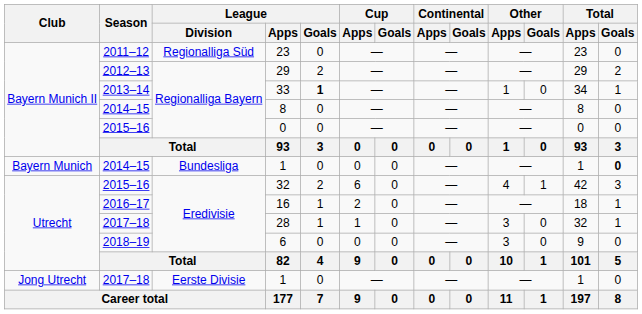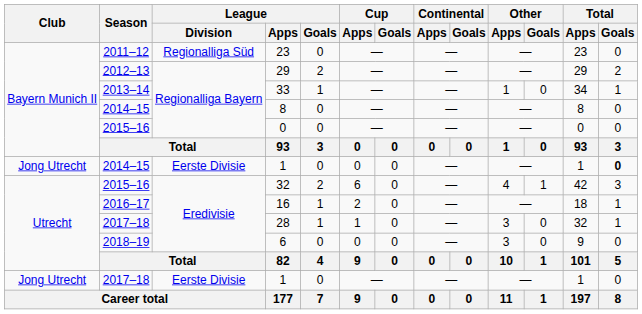(320, 90) bold -> (320, 90) normal
(52, 166) Bayern Munich -> (52, 166) Jong Utrecht
(209, 166) Bundesliga -> (209, 166) Eerste Divisie
